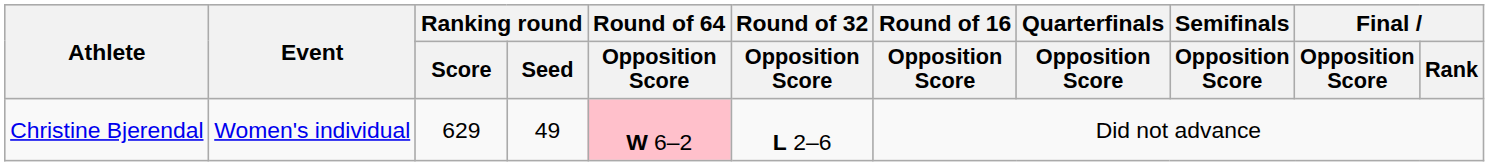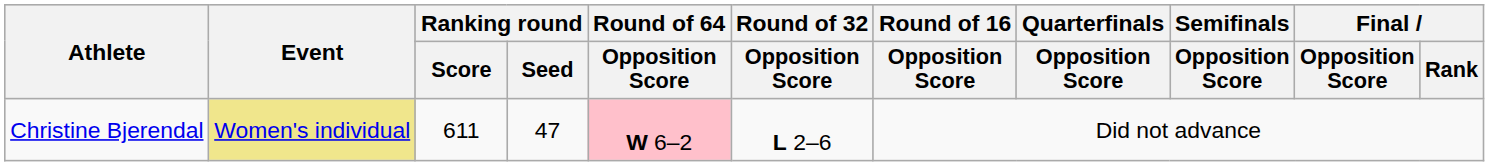(312, 130) no background -> (312, 130) khaki background
(461, 130) 629 -> (461, 130) 611
(547, 130) 49 -> (547, 130) 47
